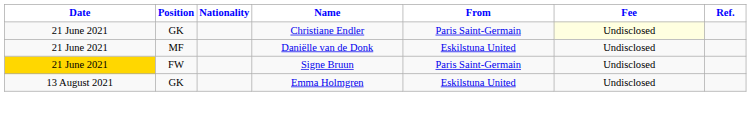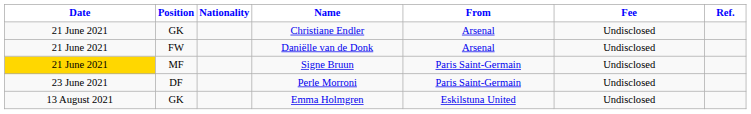(478, 30) Paris Saint-Germain -> (478, 30) Arsenal
(629, 30) lightyellow background -> (629, 30) no background
(176, 48) MF -> (176, 48) FW
(478, 48) Eskilstuna United -> (478, 48) Arsenal
(176, 65) FW -> (176, 65) MF
+ row: (327, 82)
